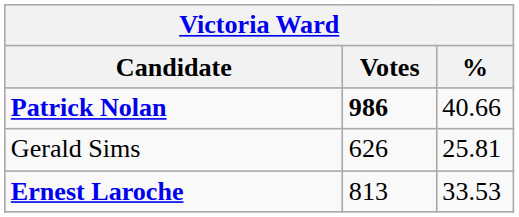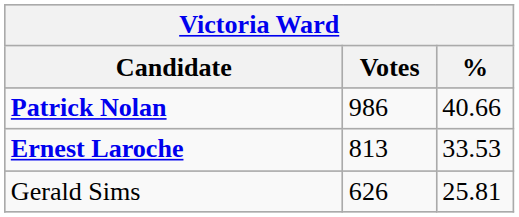(368, 107) bold -> (368, 107) normal
rows swapped: (97, 190) <-> (76, 149)
